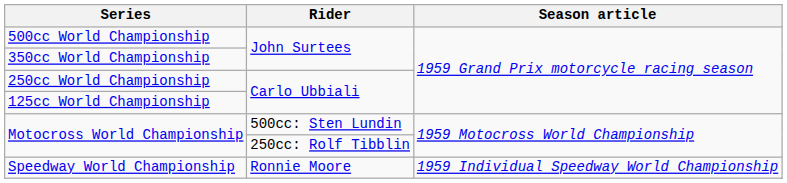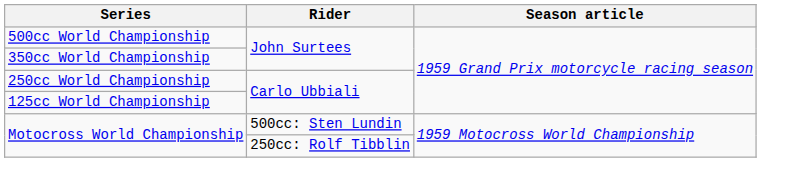- row: (122, 168)
